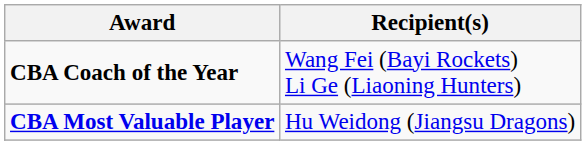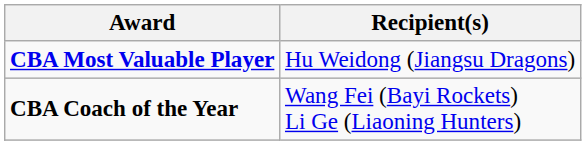rows swapped: (142, 121) <-> (124, 72)
